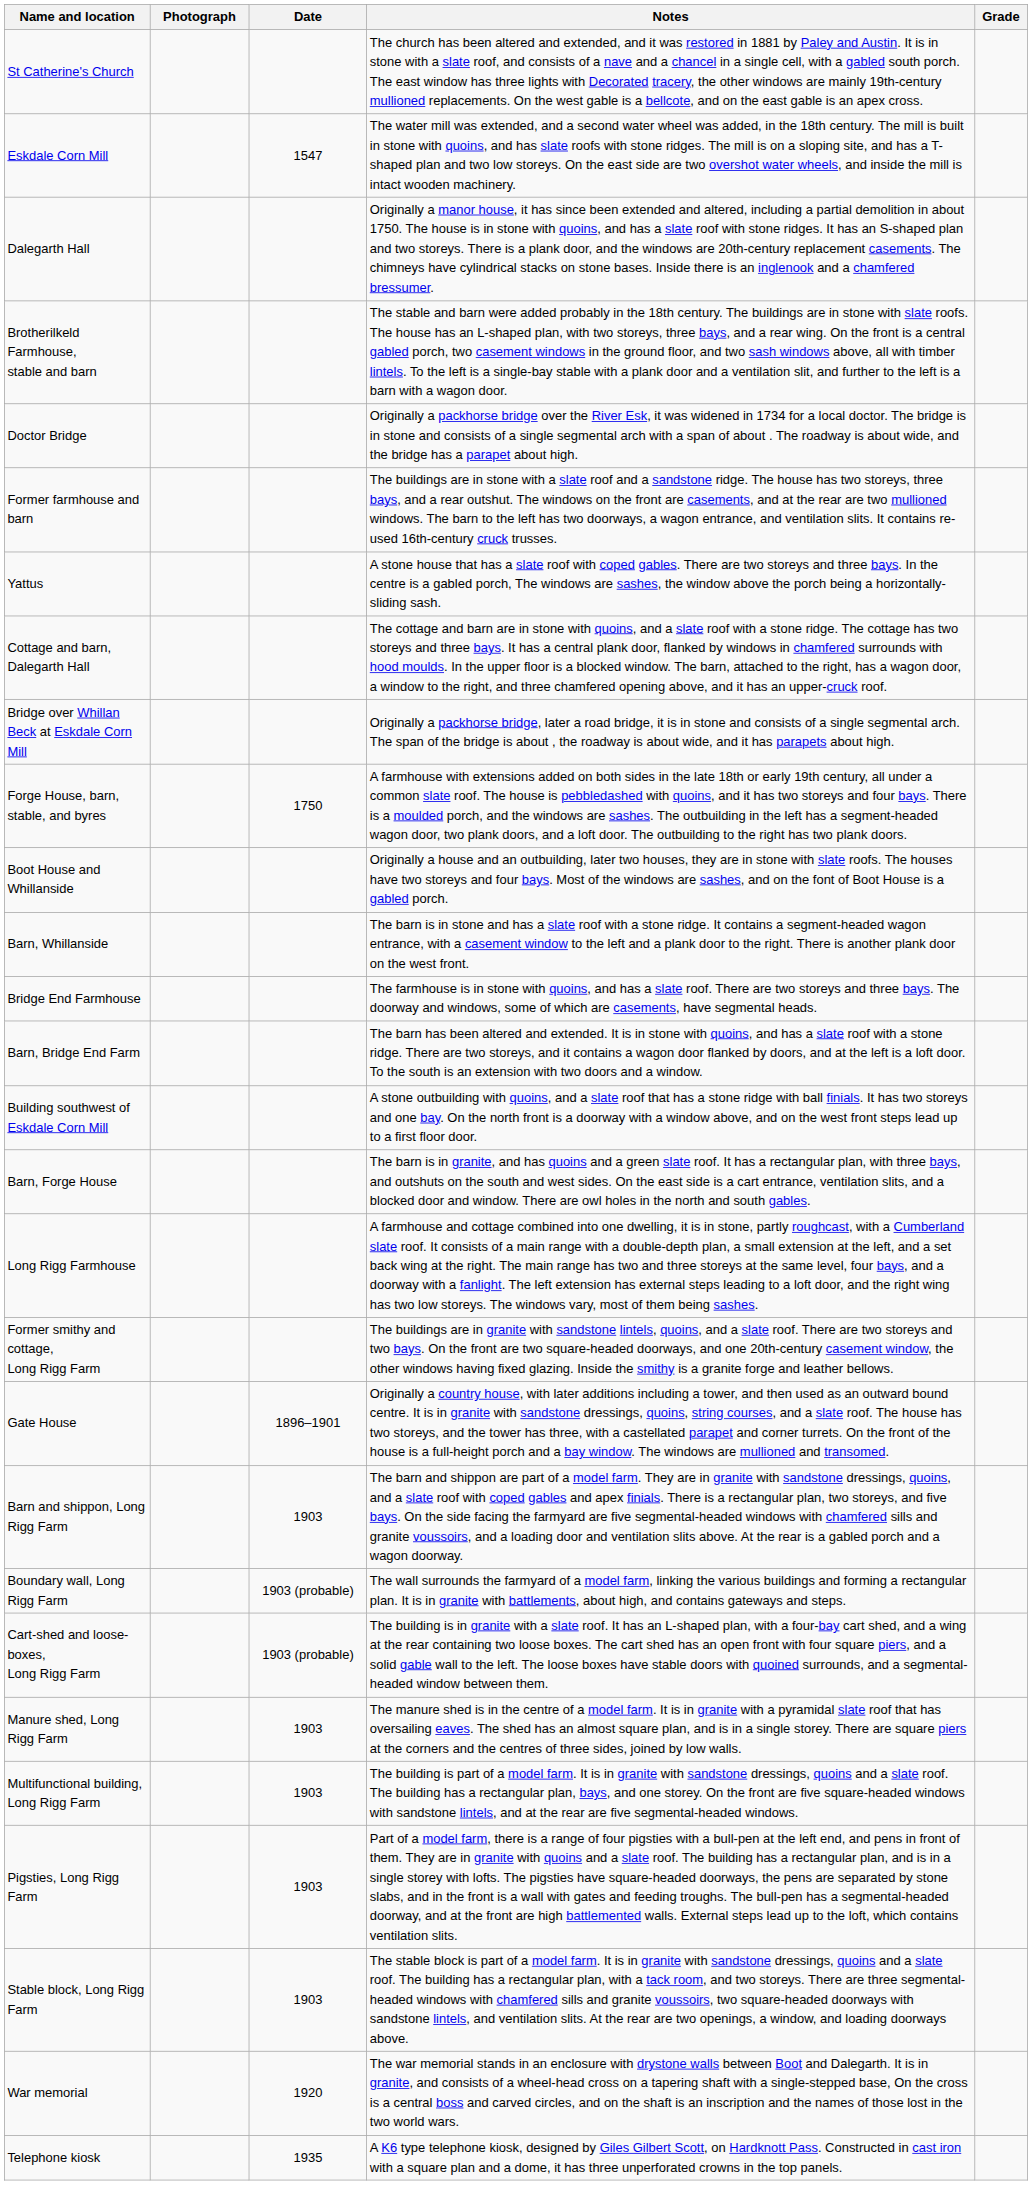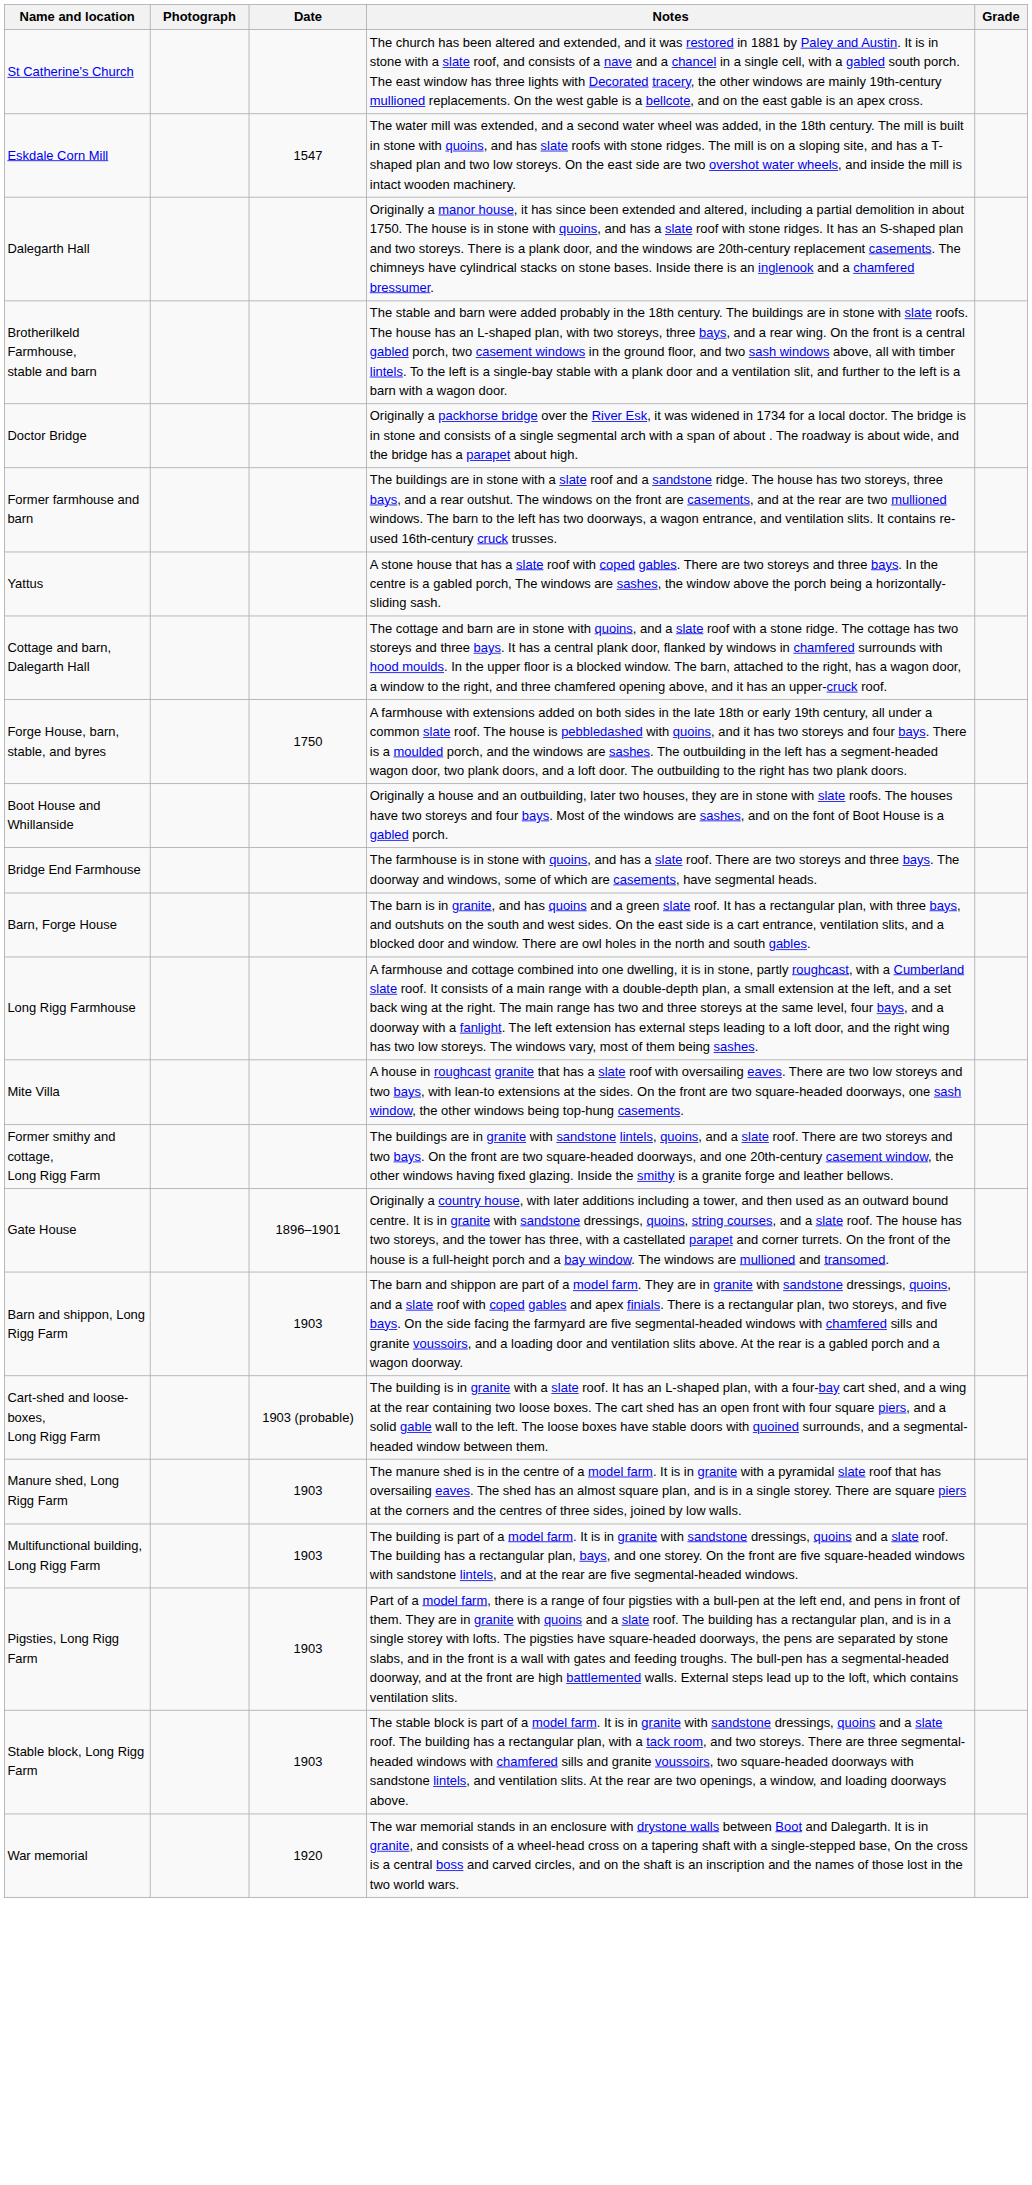- row: (70, 731)
- row: (58, 944)
- row: (74, 1053)
- row: (69, 1117)
+ row: (34, 1092)
- row: (66, 1590)
- row: (54, 2157)
